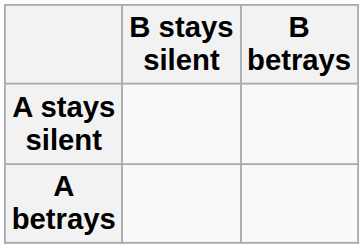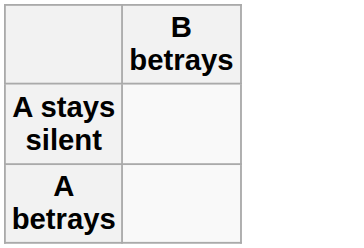- column: (181, 44)
